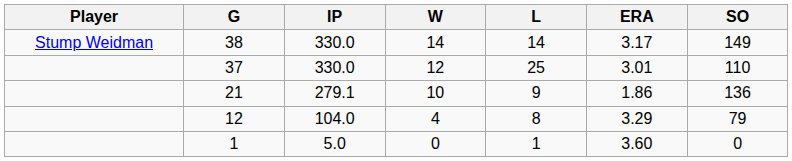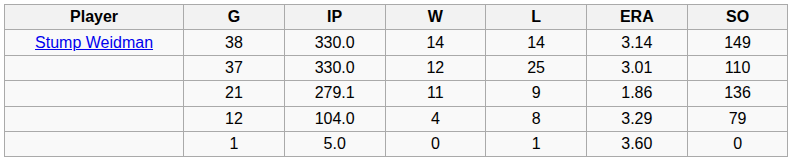(637, 42) 3.17 -> (637, 42) 3.14
(435, 93) 10 -> (435, 93) 11
